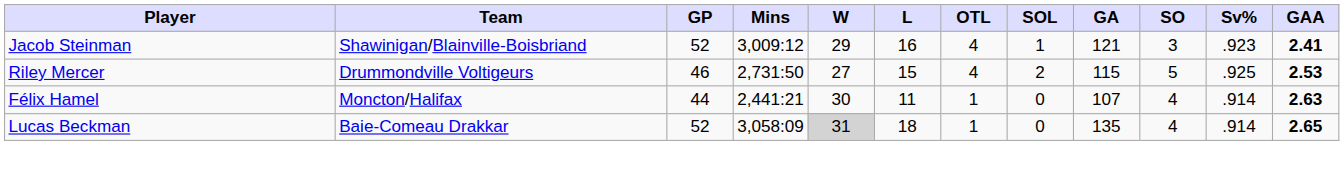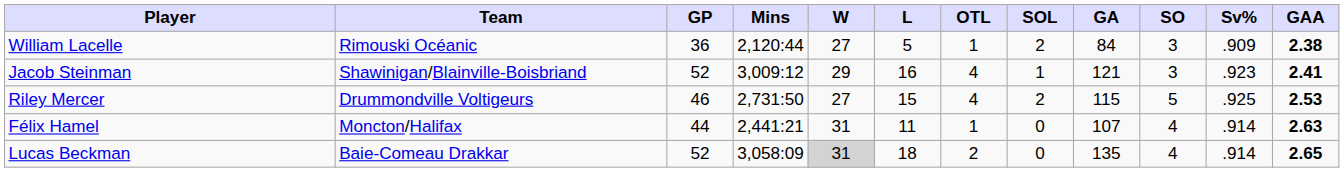+ row: (66, 45)
(841, 99) 30 -> (841, 126) 31
(973, 126) 1 -> (973, 153) 2
